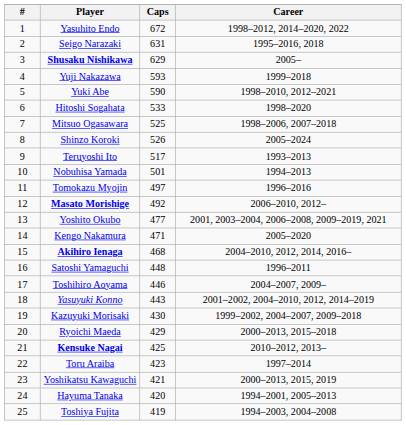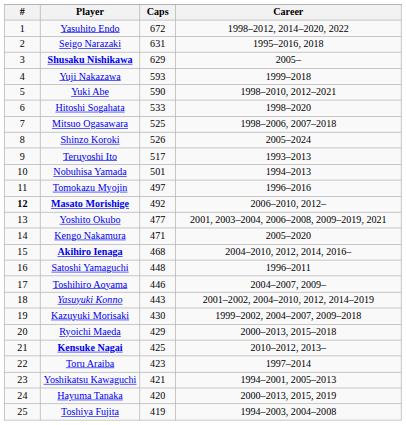(22, 204) normal -> (22, 204) bold
(288, 380) 2000–2013, 2015, 2019 -> (288, 380) 1994–2001, 2005–2013
(288, 396) 1994–2001, 2005–2013 -> (288, 396) 2000–2013, 2015, 2019
